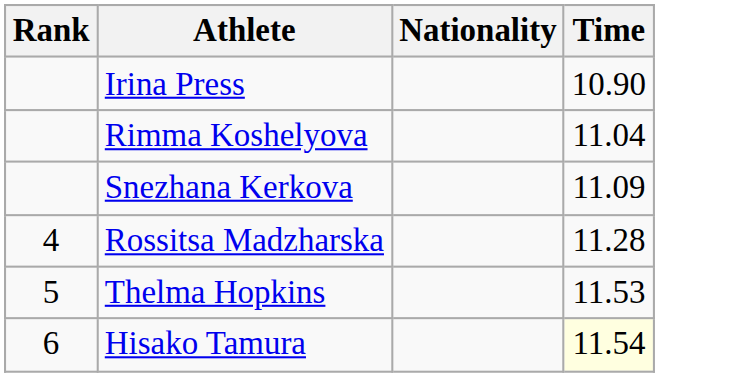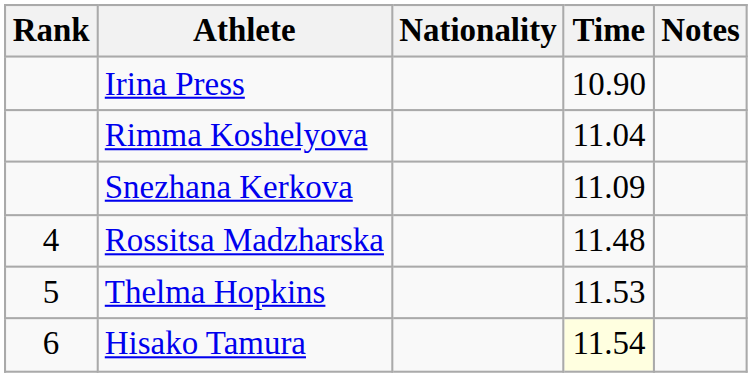+ column: (701, 30)
(609, 239) 11.28 -> (609, 239) 11.48
